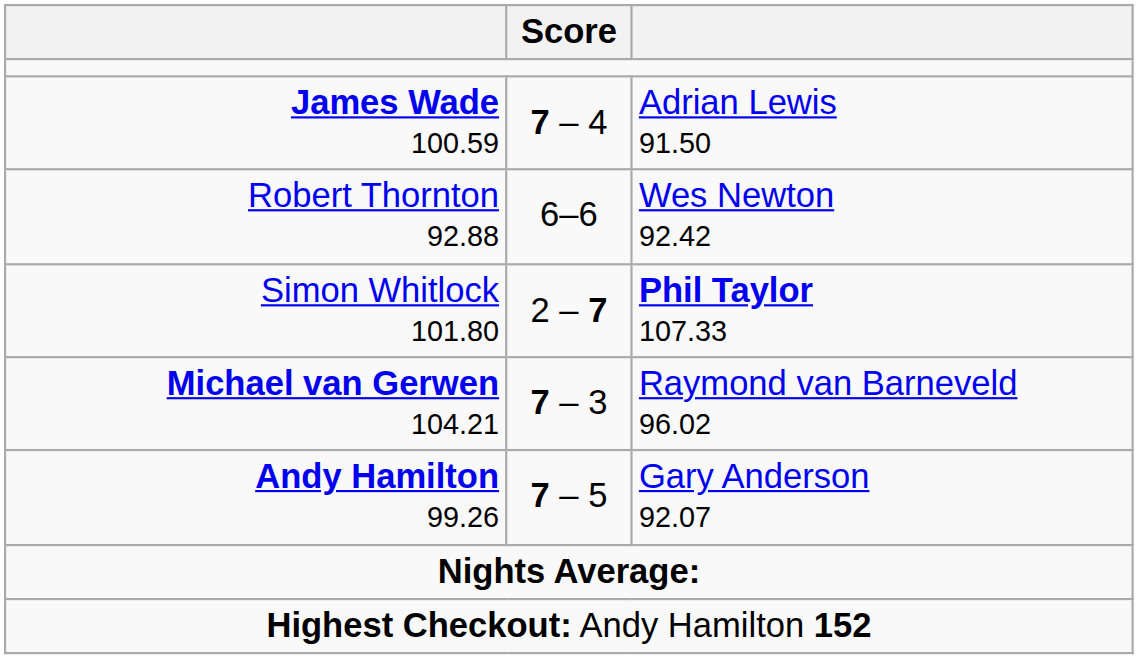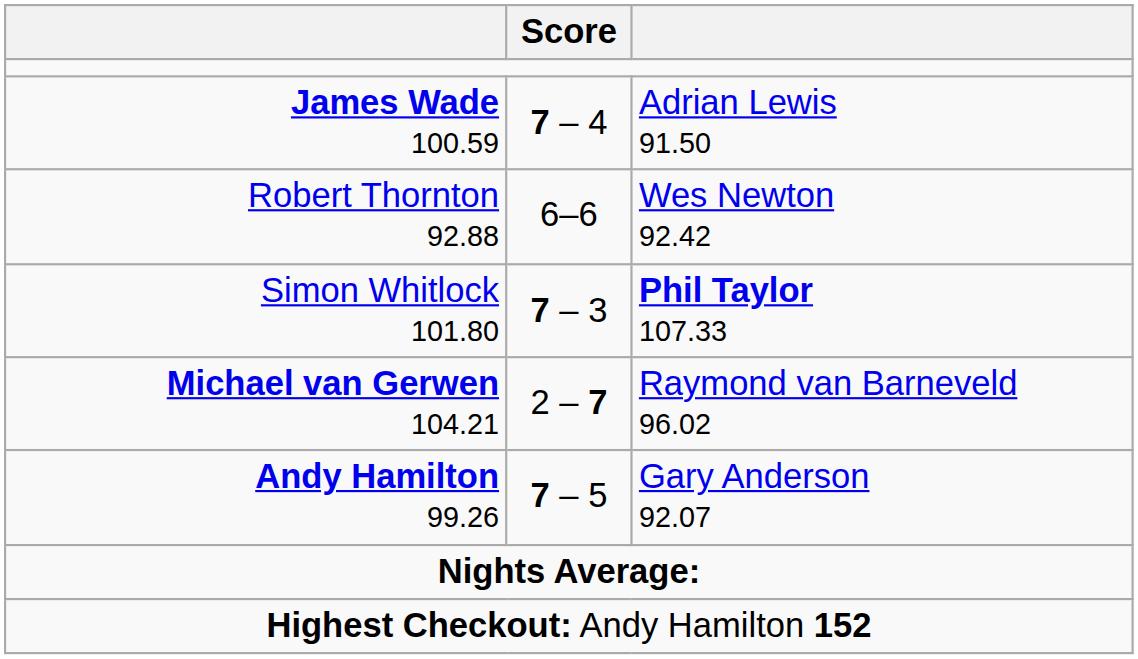(569, 309) 2 – 7 -> (569, 309) 7 – 3
(569, 403) 7 – 3 -> (569, 403) 2 – 7
